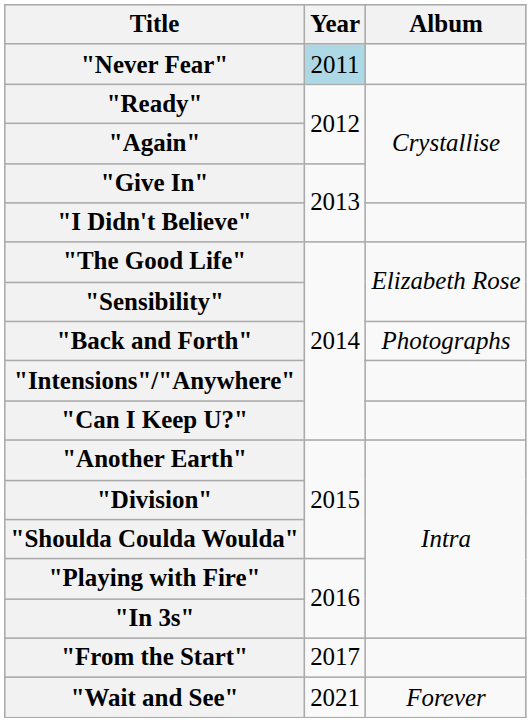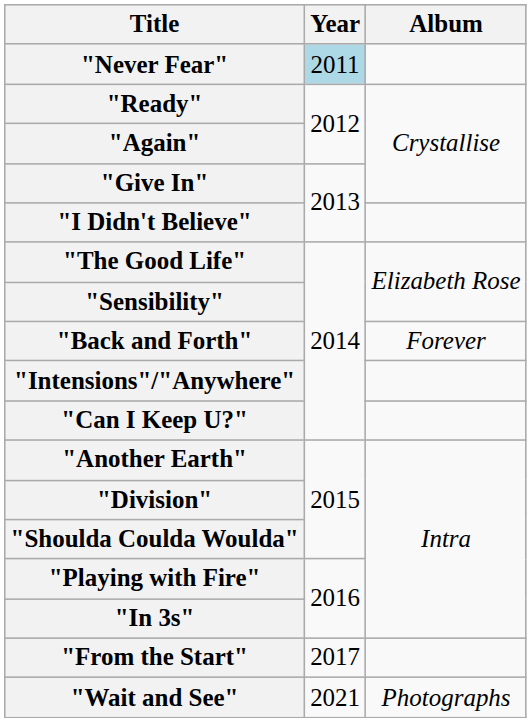(446, 340) Photographs -> (446, 340) Forever
(446, 697) Forever -> (446, 697) Photographs
